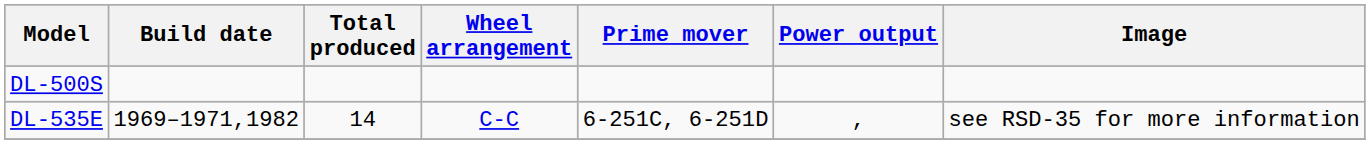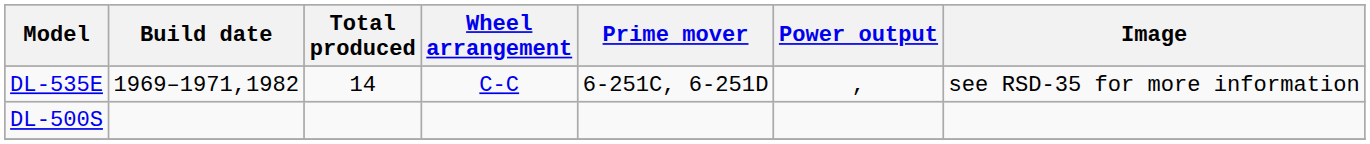rows swapped: (57, 84) <-> (57, 120)
